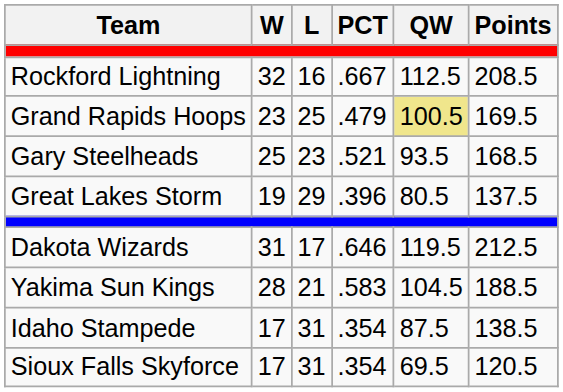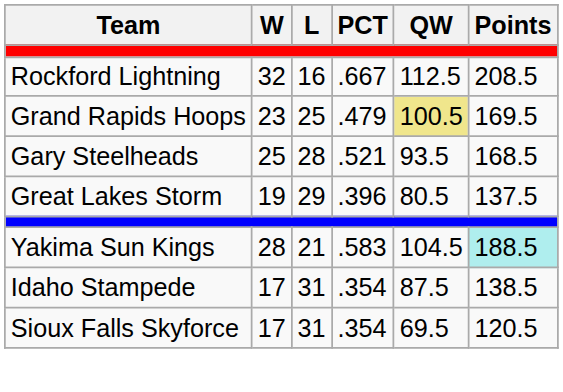(312, 156) 23 -> (312, 156) 28
- row: (100, 248)
(506, 288) no background -> (506, 248) paleturquoise background
